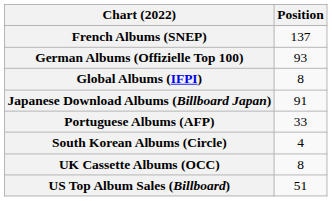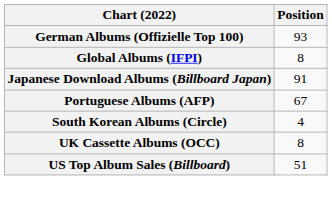- row: (139, 36)
(300, 121) 33 -> (300, 100) 67
